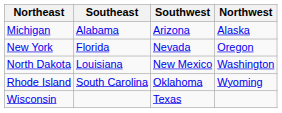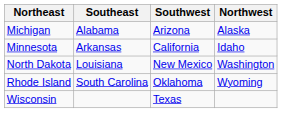+ row: (32, 47)
- row: (30, 47)
